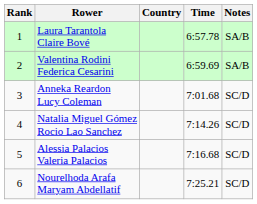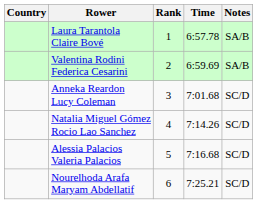columns swapped: (20, 13) <-> (162, 13)
